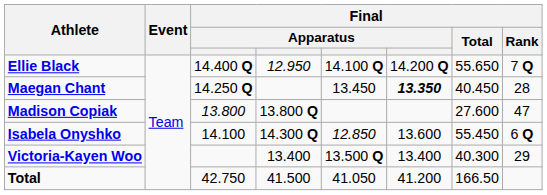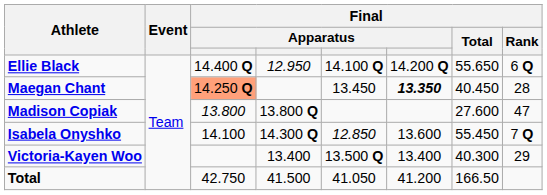(522, 66) 7 Q -> (522, 66) 6 Q
(223, 89) no background -> (223, 89) lightsalmon background
(522, 134) 6 Q -> (522, 134) 7 Q
